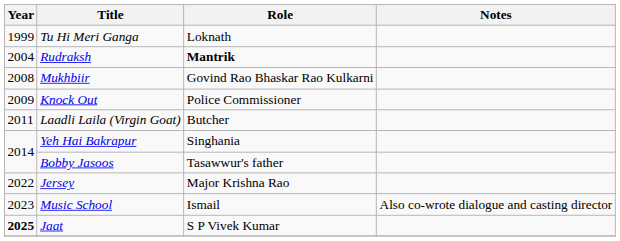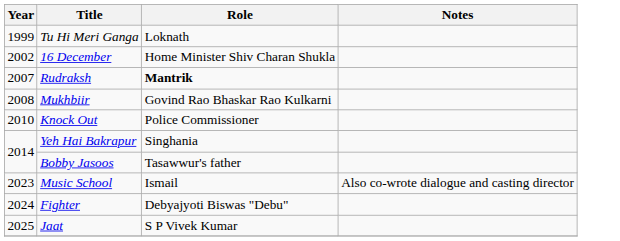+ row: (76, 57)
(21, 57) 2004 -> (21, 78) 2007
(21, 99) 2009 -> (21, 120) 2010
- row: (110, 120)
- row: (57, 183)
+ row: (60, 204)
(21, 225) bold -> (21, 225) normal
